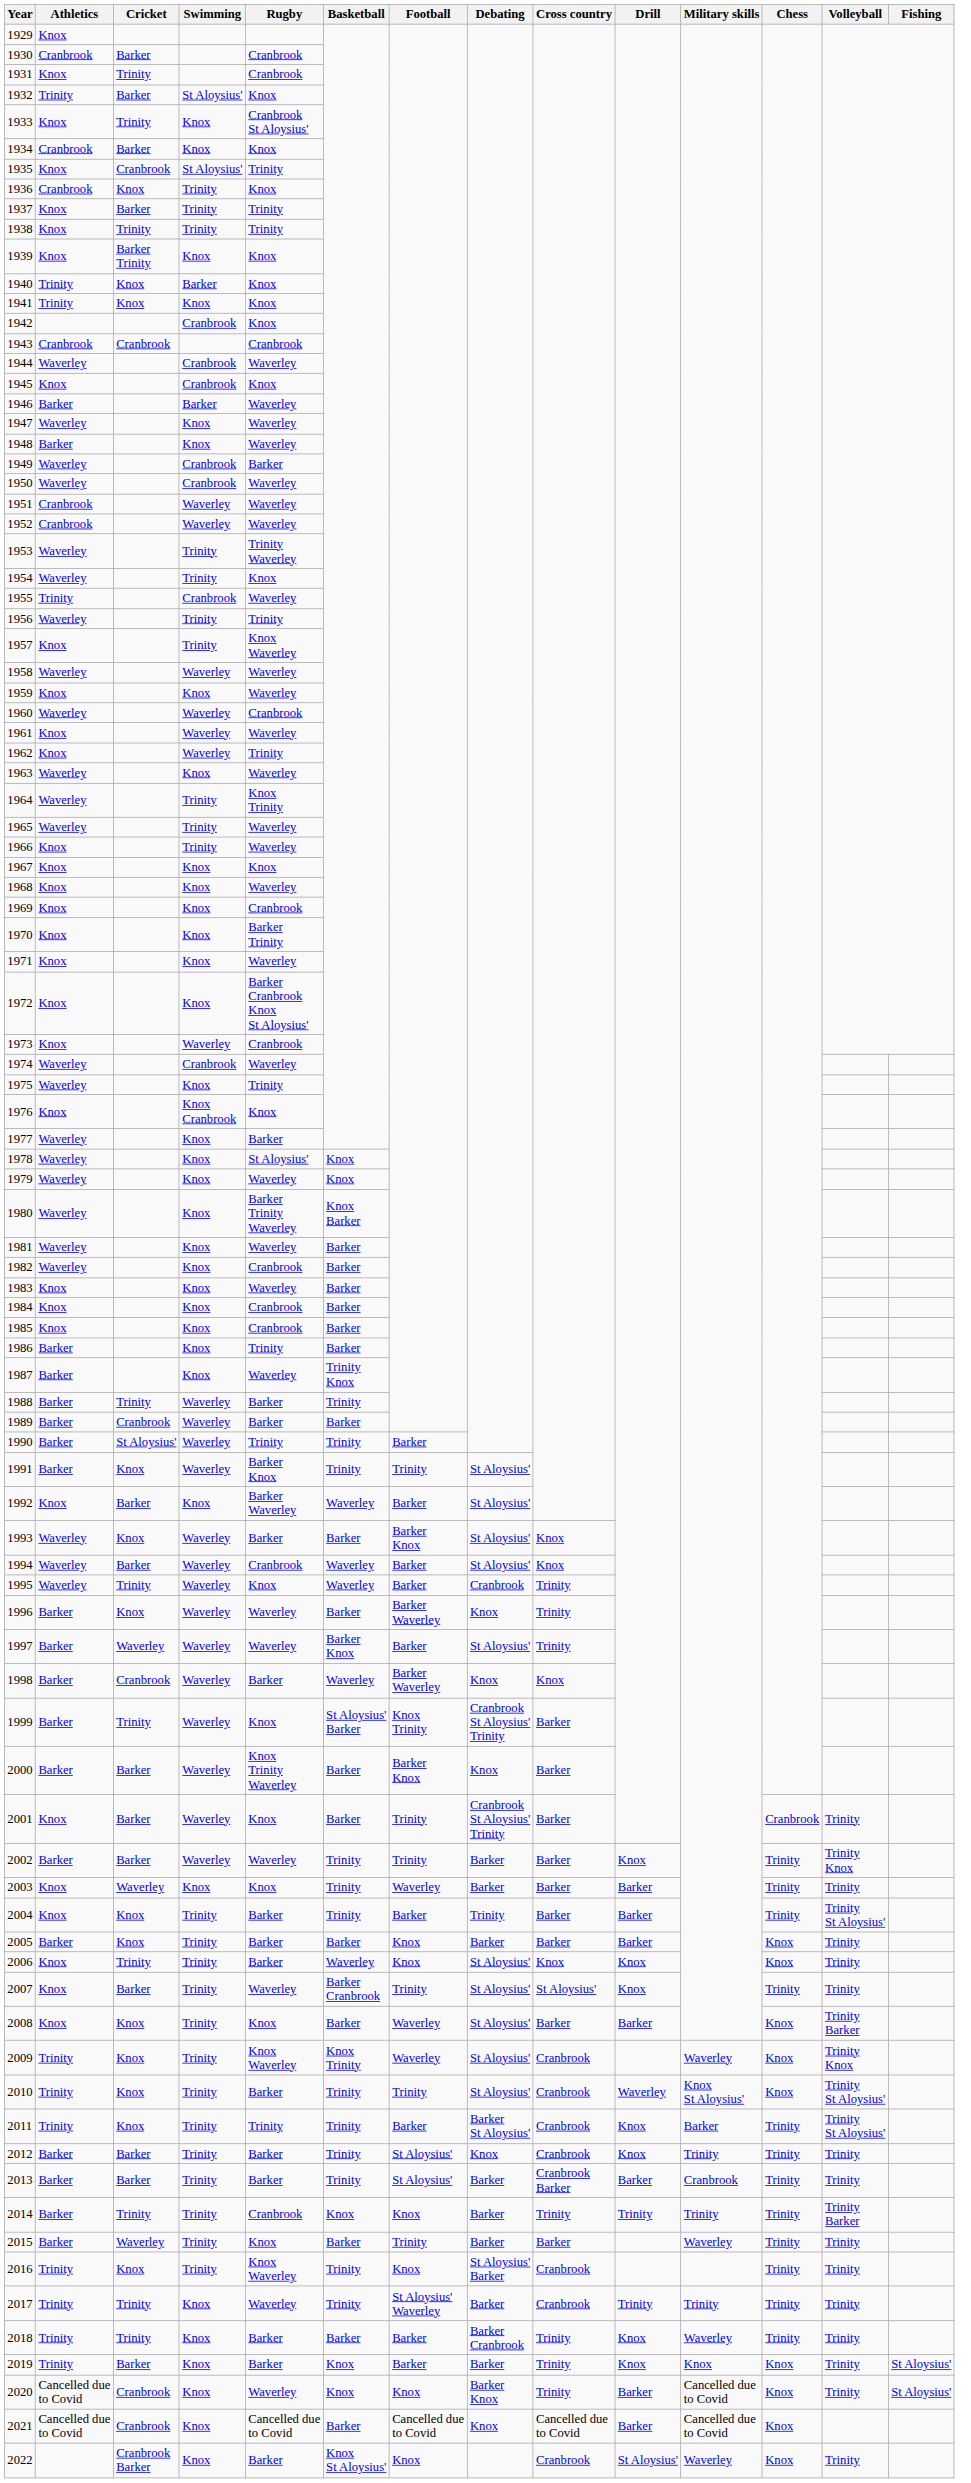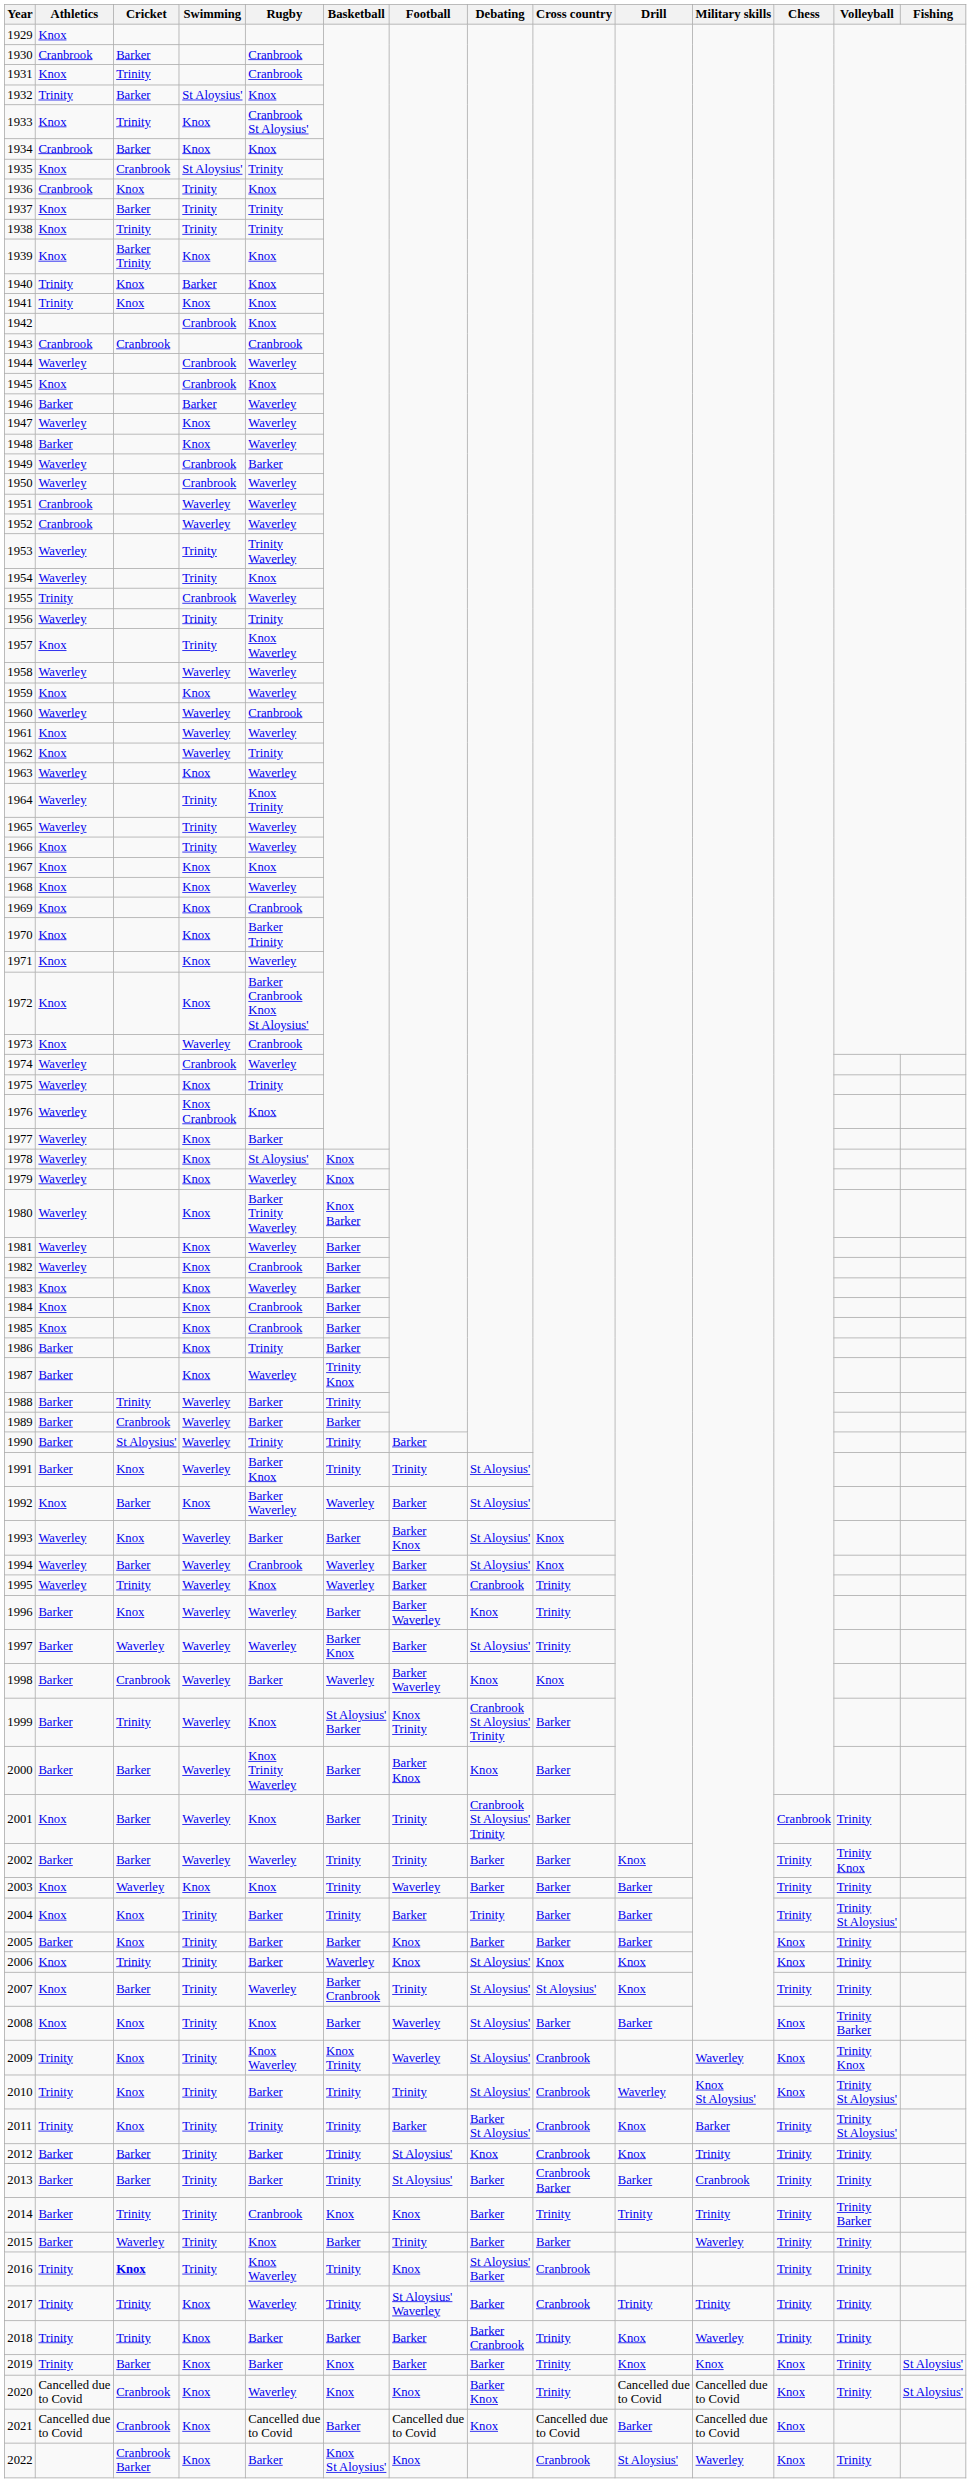(52, 1111) Knox -> (62, 1111) Waverley
(130, 2269) normal -> (131, 2269) bold
(635, 2392) Barker -> (654, 2392) Cancelled due to Covid
